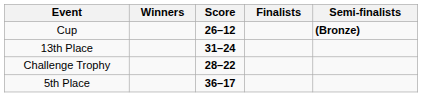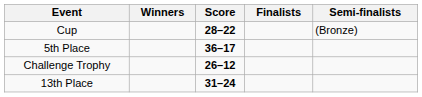(220, 30) 26–12 -> (220, 30) 28–22
(338, 30) bold -> (336, 30) normal
rows swapped: (67, 83) <-> (67, 48)
(220, 65) 28–22 -> (220, 65) 26–12
